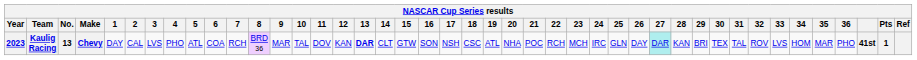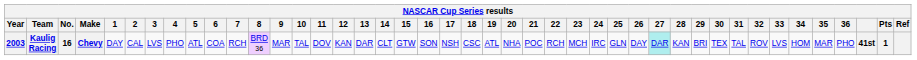(16, 43) 2023 -> (16, 43) 2003
(67, 43) 13 -> (67, 43) 16
(365, 43) bold -> (365, 43) normal
